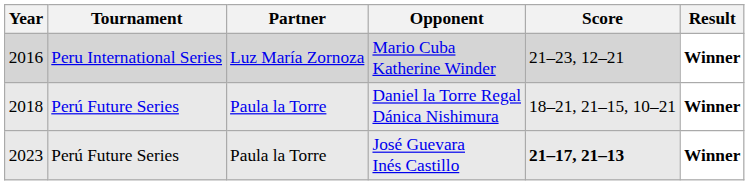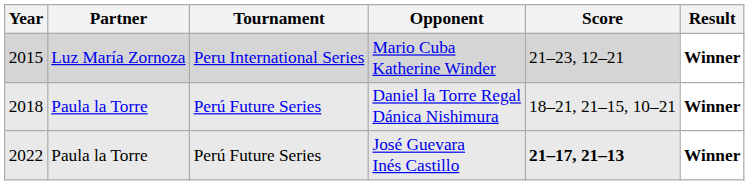columns swapped: (137, 19) <-> (297, 19)
(26, 57) 2016 -> (26, 57) 2015
(26, 155) 2023 -> (26, 155) 2022
